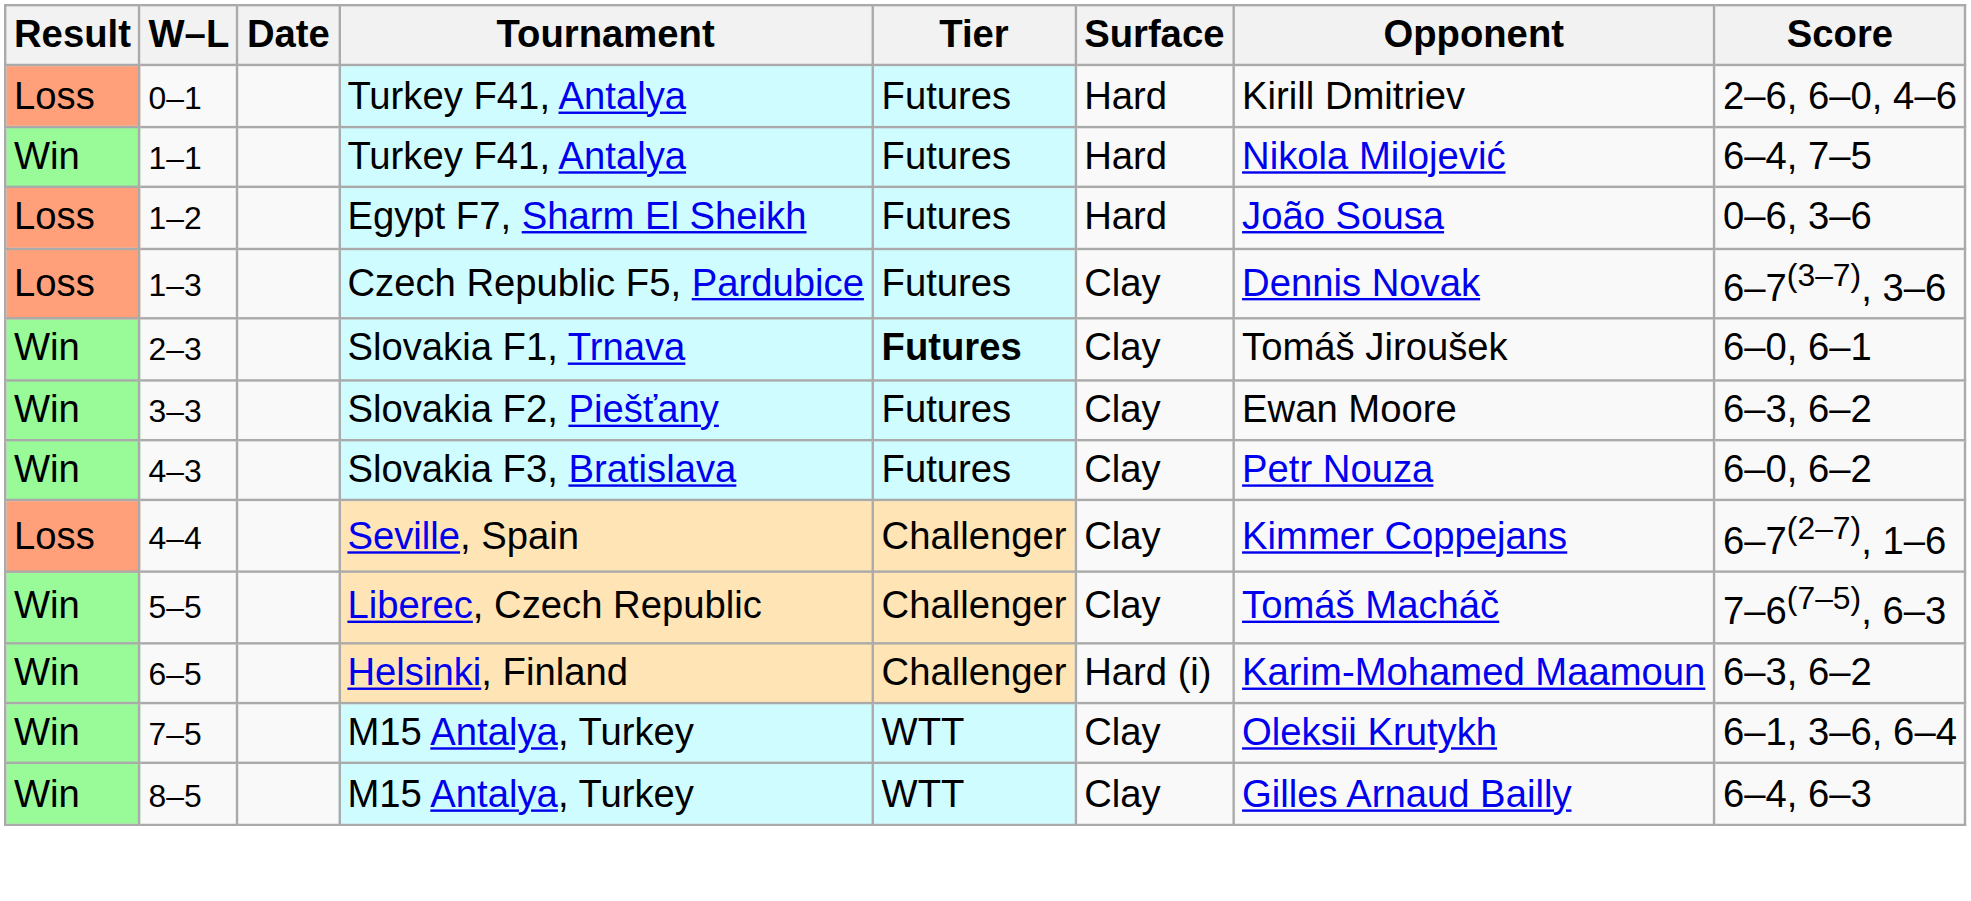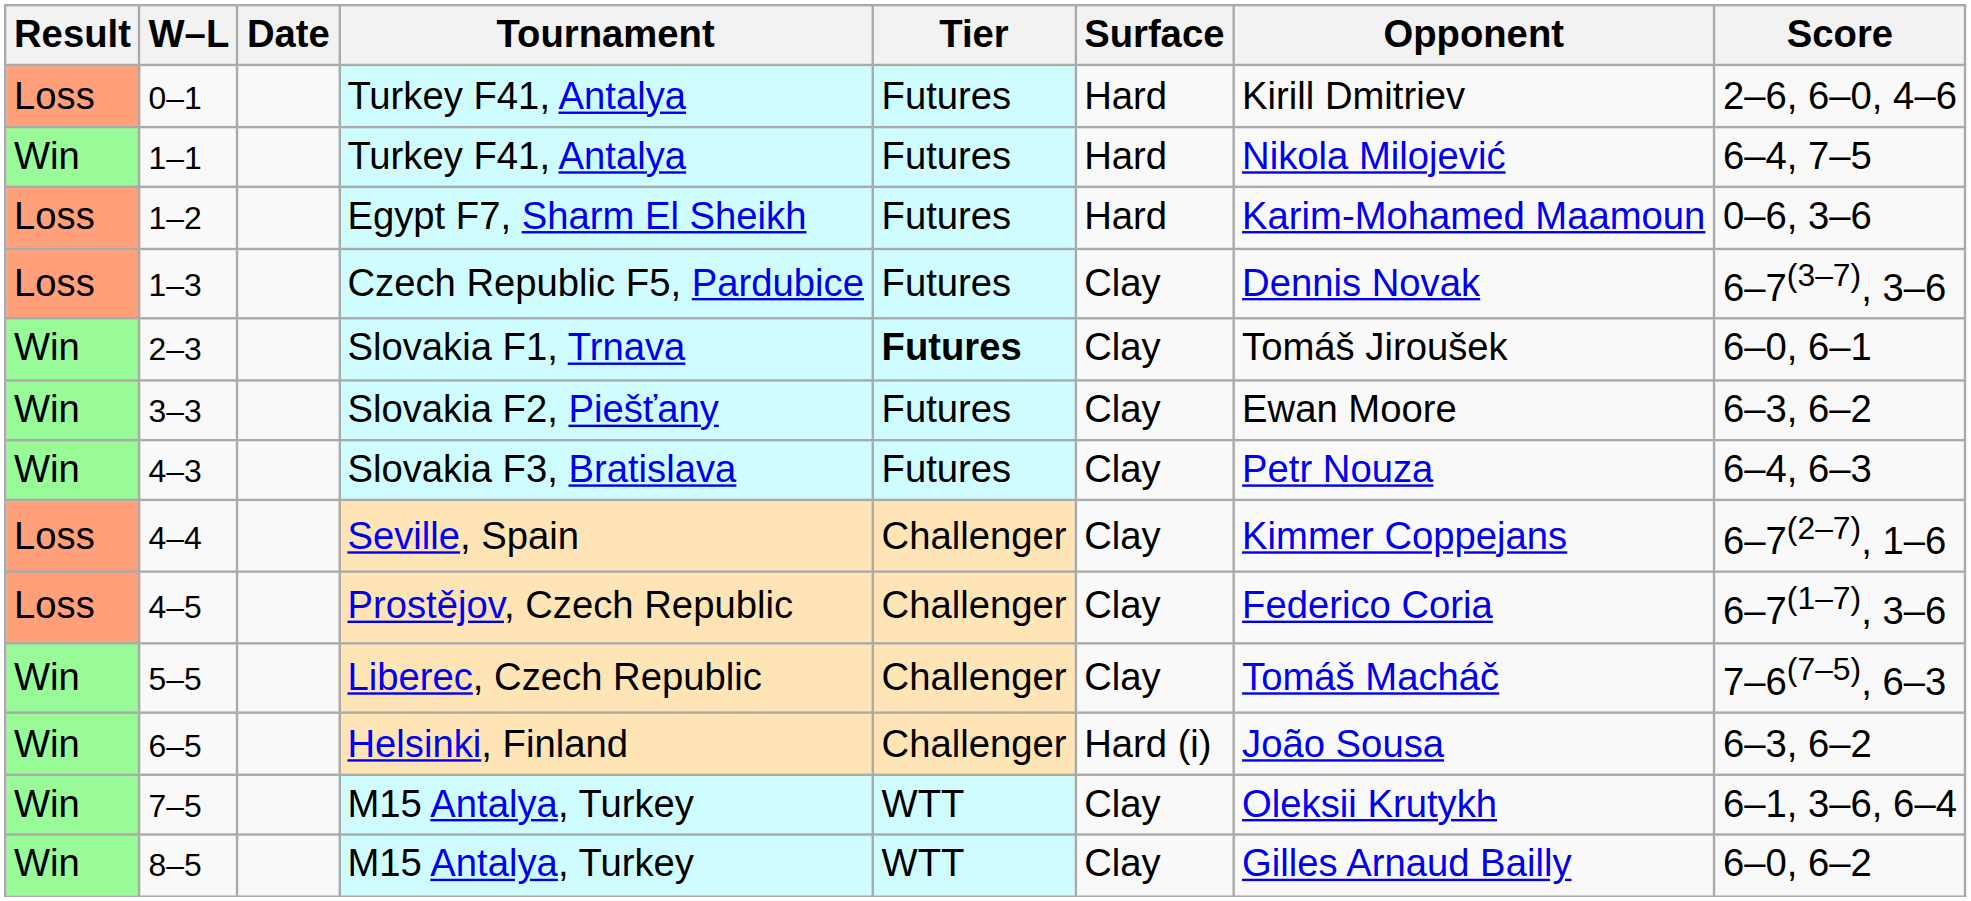(1343, 216) João Sousa -> (1474, 216) Karim-Mohamed Maamoun
(1797, 469) 6–0, 6–2 -> (1797, 469) 6–4, 6–3
+ row: (175, 608)
(1474, 672) Karim-Mohamed Maamoun -> (1343, 743) João Sousa
(1797, 793) 6–4, 6–3 -> (1797, 864) 6–0, 6–2
